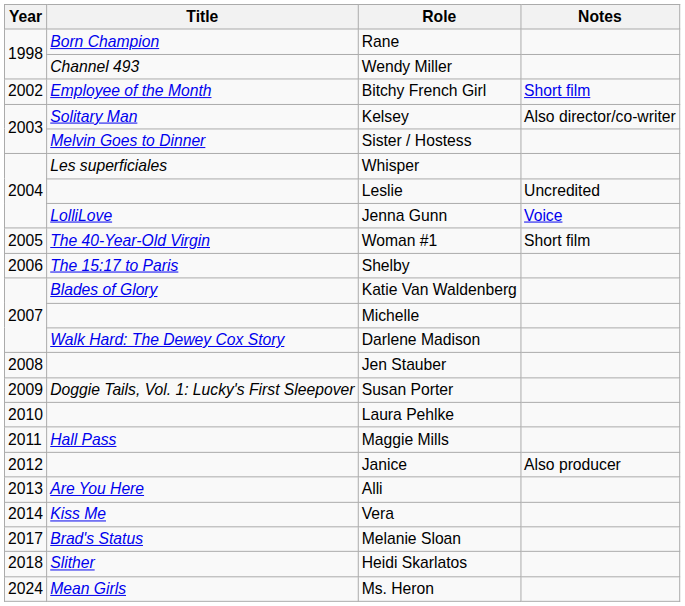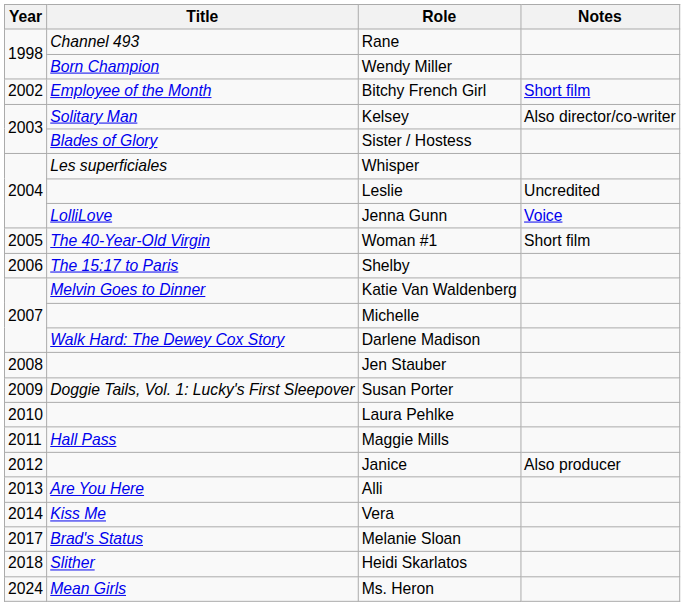(105, 41) Born Champion -> (95, 41) Channel 493
(95, 66) Channel 493 -> (105, 66) Born Champion
(128, 141) Melvin Goes to Dinner -> (104, 141) Blades of Glory
(104, 290) Blades of Glory -> (128, 290) Melvin Goes to Dinner
